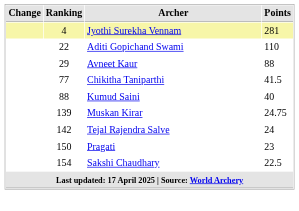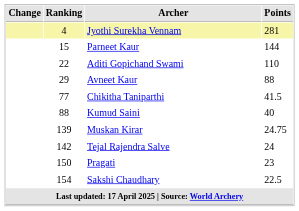+ row: (113, 47)
